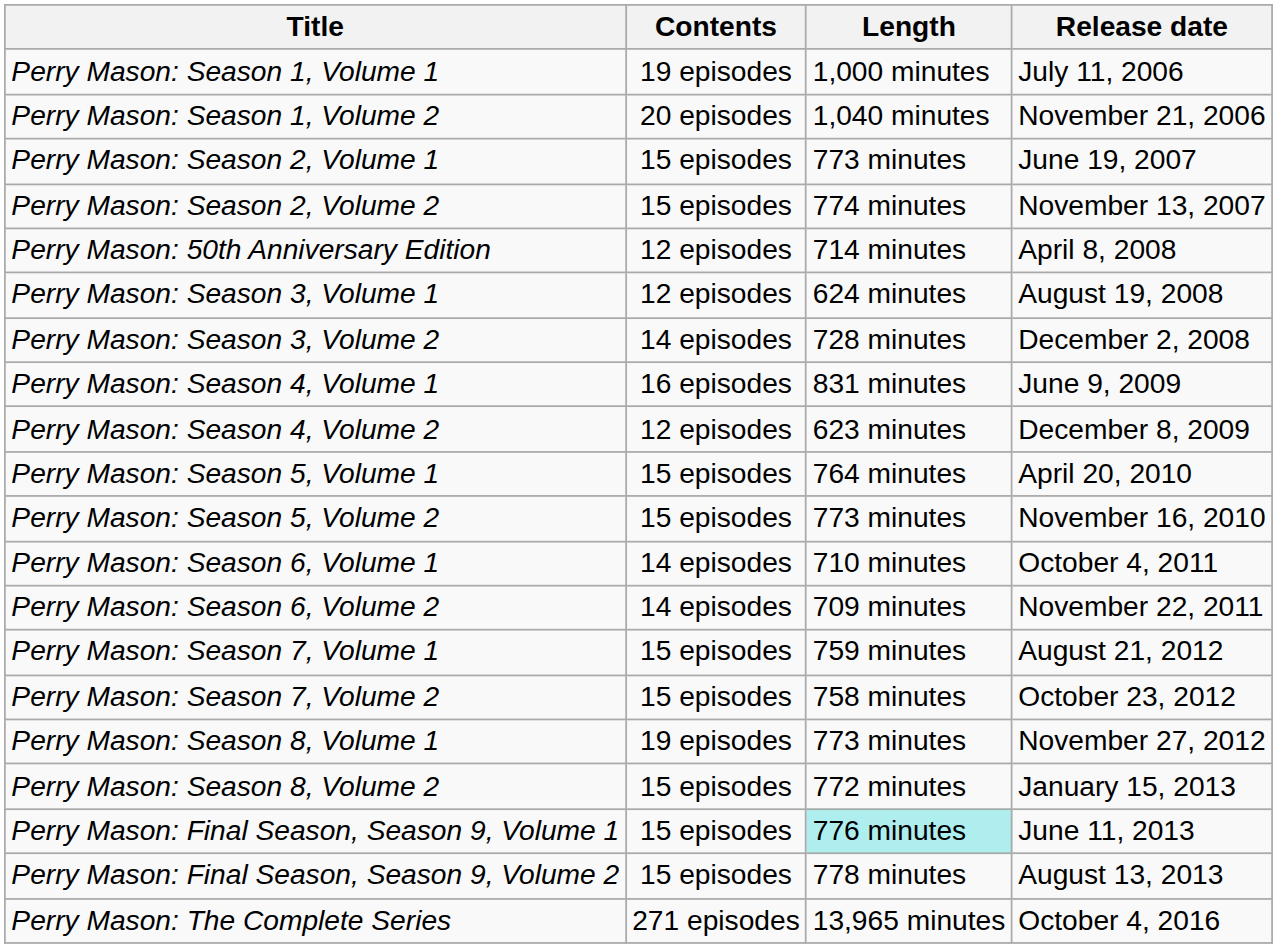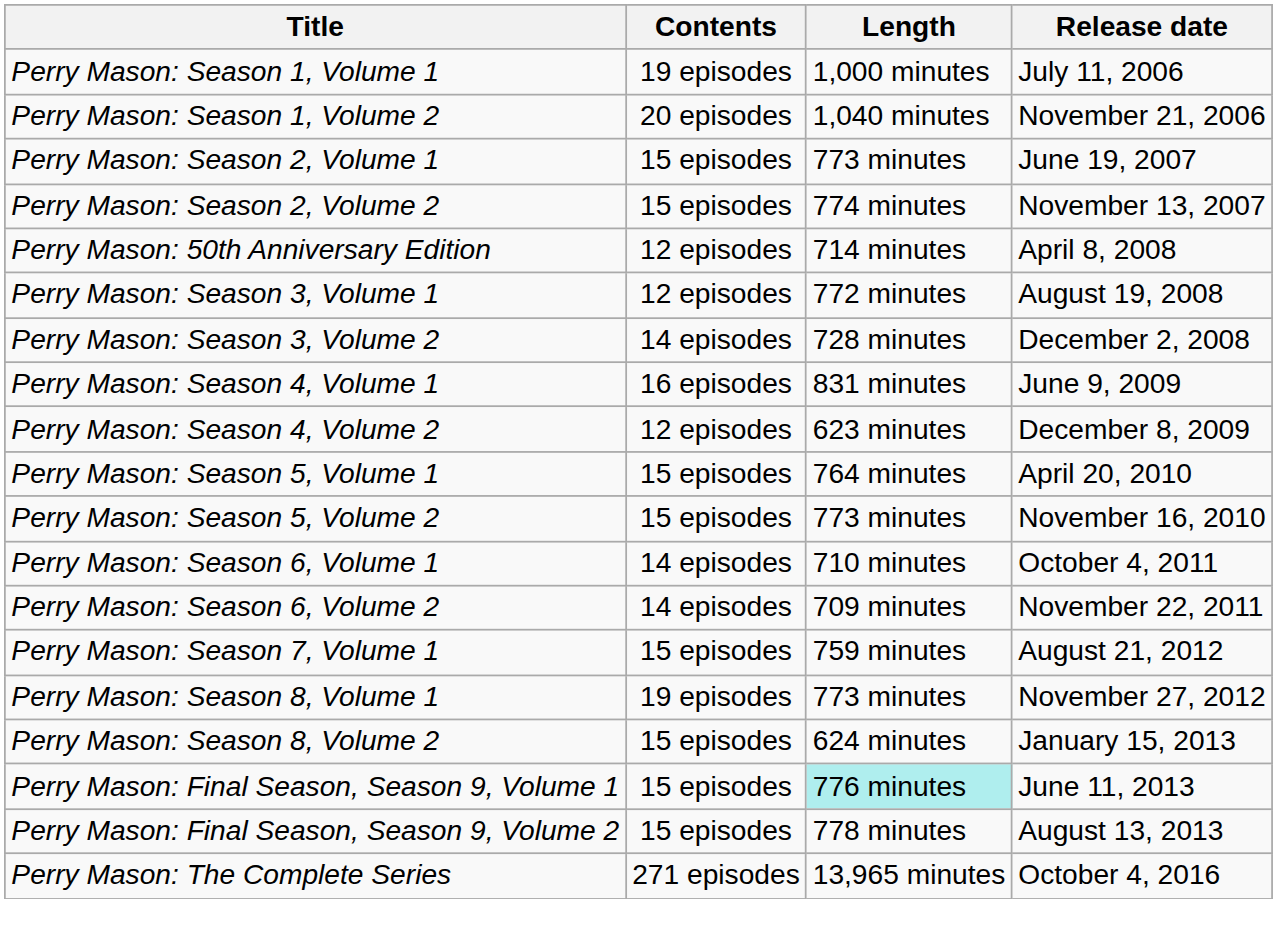(889, 294) 624 minutes -> (889, 294) 772 minutes
- row: (225, 696)
(889, 786) 772 minutes -> (889, 741) 624 minutes
